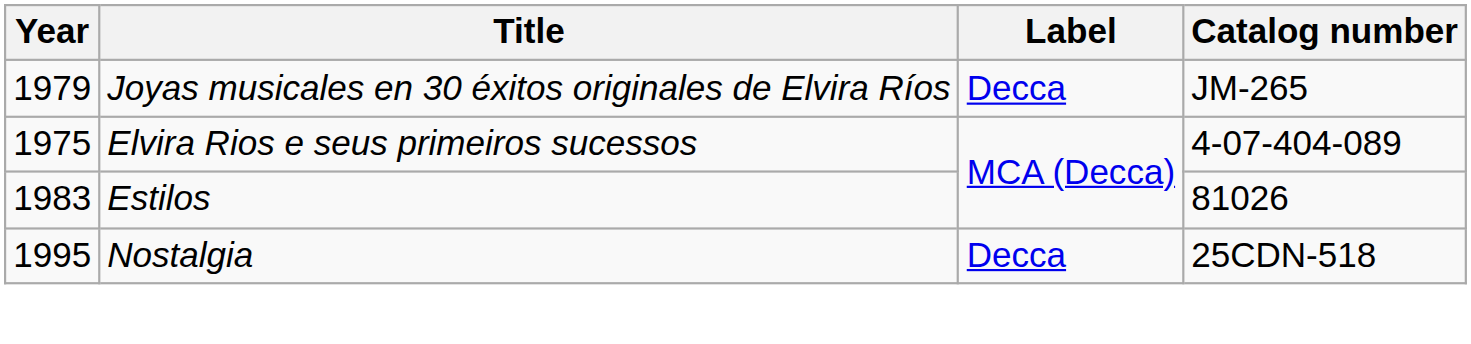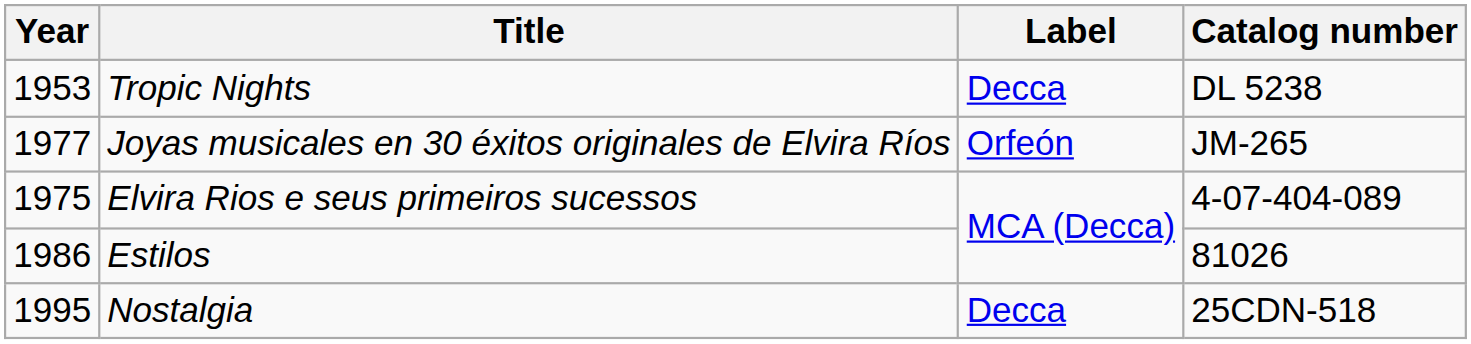+ row: (209, 87)
(52, 87) 1979 -> (52, 143) 1977
(1016, 87) Decca -> (1020, 143) Orfeón
(52, 198) 1983 -> (52, 254) 1986
